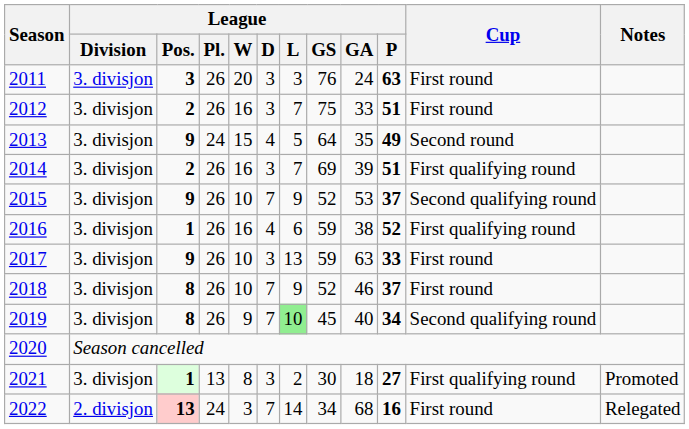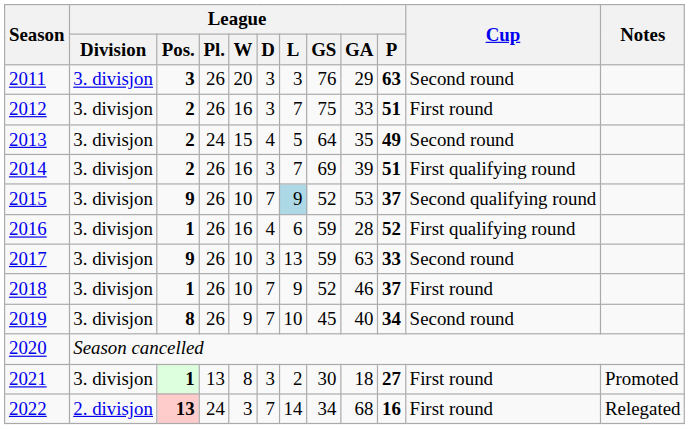(364, 79) 24 -> (364, 79) 29
(451, 79) First round -> (462, 79) Second round
(190, 139) 9 -> (190, 139) 2
(298, 199) no background -> (298, 199) lightblue background
(364, 229) 38 -> (364, 229) 28
(451, 259) First round -> (462, 259) Second round
(190, 288) 8 -> (190, 288) 1
(293, 318) lightgreen background -> (293, 318) no background
(503, 318) Second qualifying round -> (462, 318) Second round
(492, 378) First qualifying round -> (451, 378) First round
